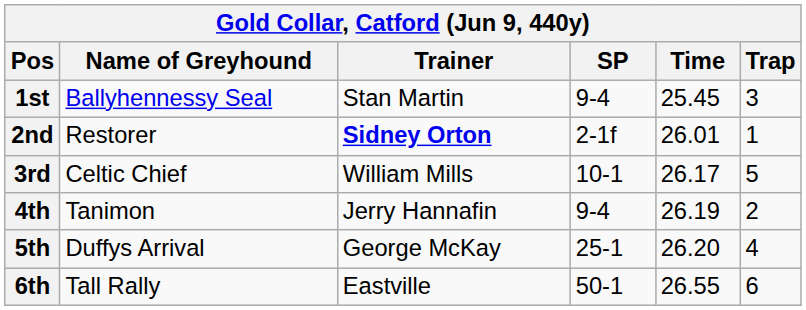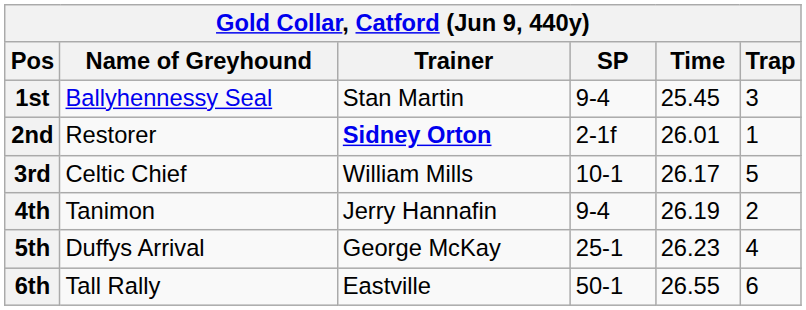(690, 248) 26.20 -> (690, 248) 26.23
